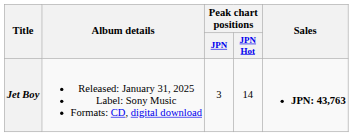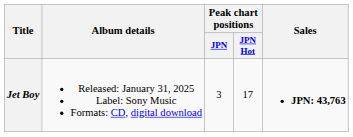(248, 95) 14 -> (248, 95) 17
